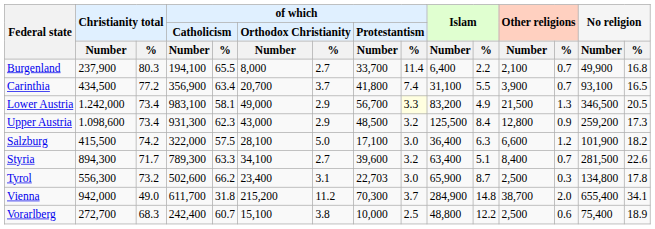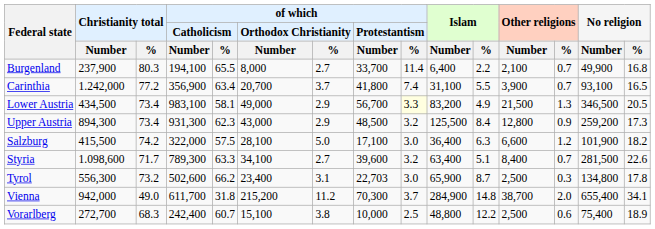(97, 86) 434,500 -> (102, 86) 1.242,000
(102, 104) 1.242,000 -> (97, 104) 434,500
(102, 123) 1.098,600 -> (97, 123) 894,300
(97, 159) 894,300 -> (102, 159) 1.098,600
